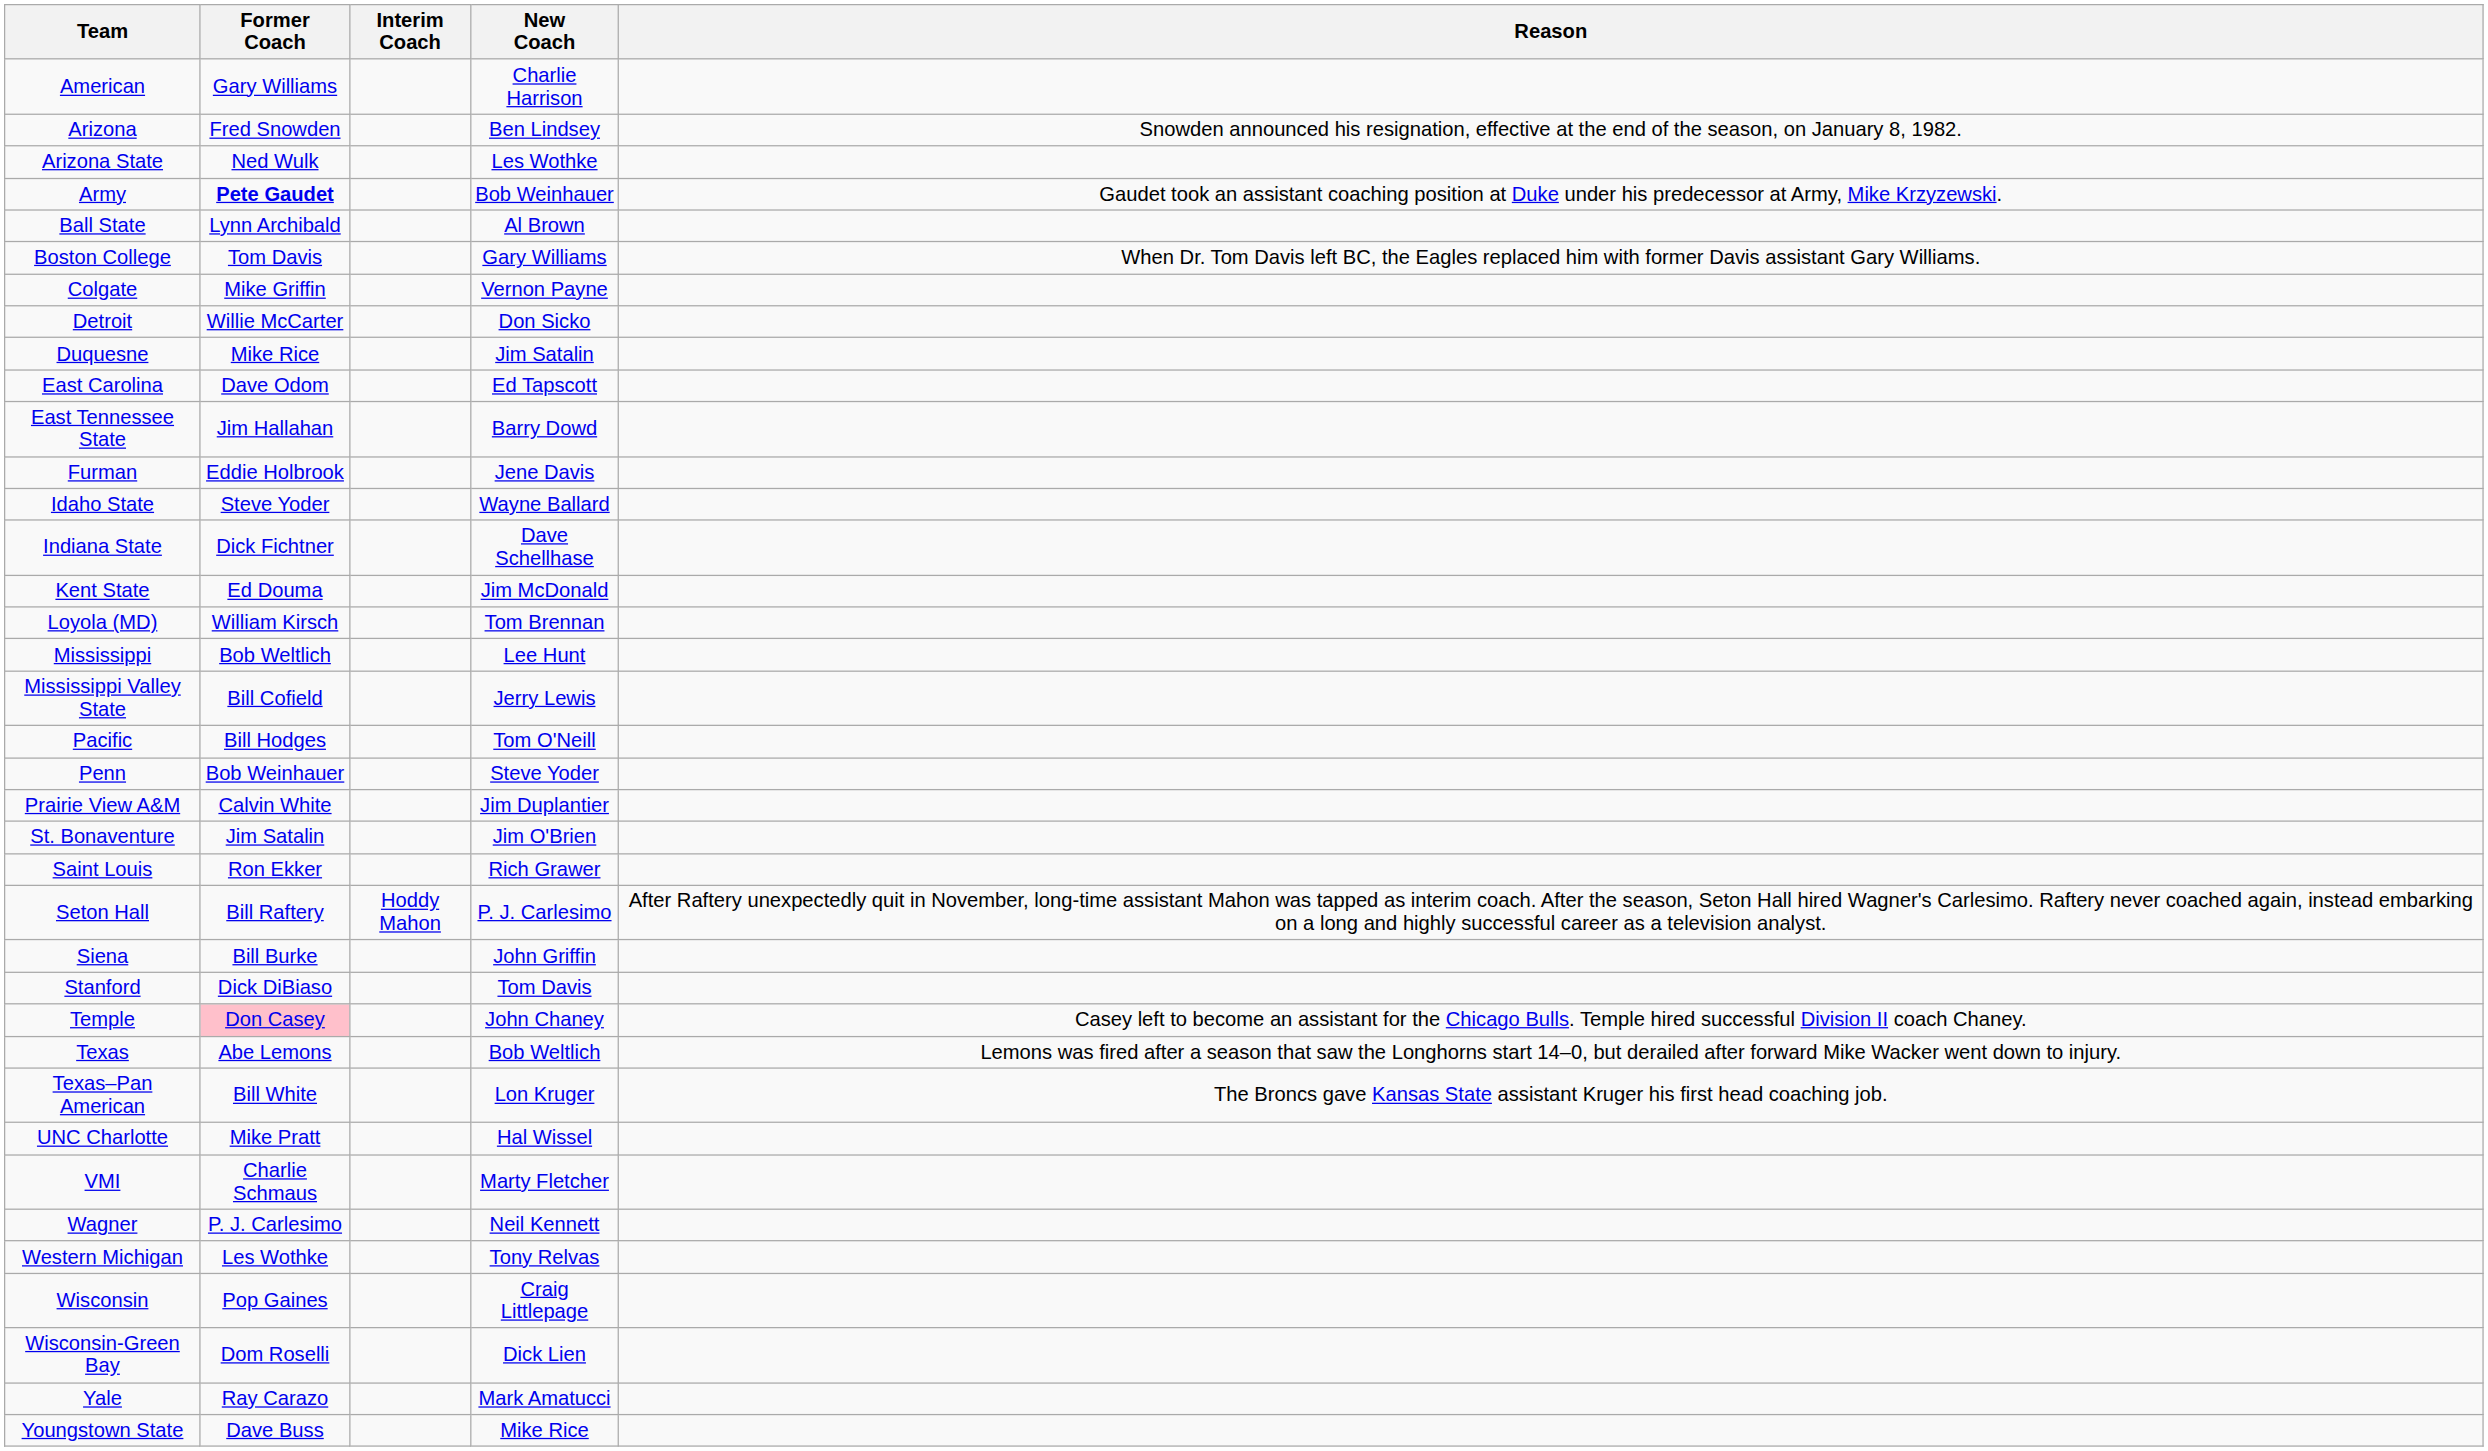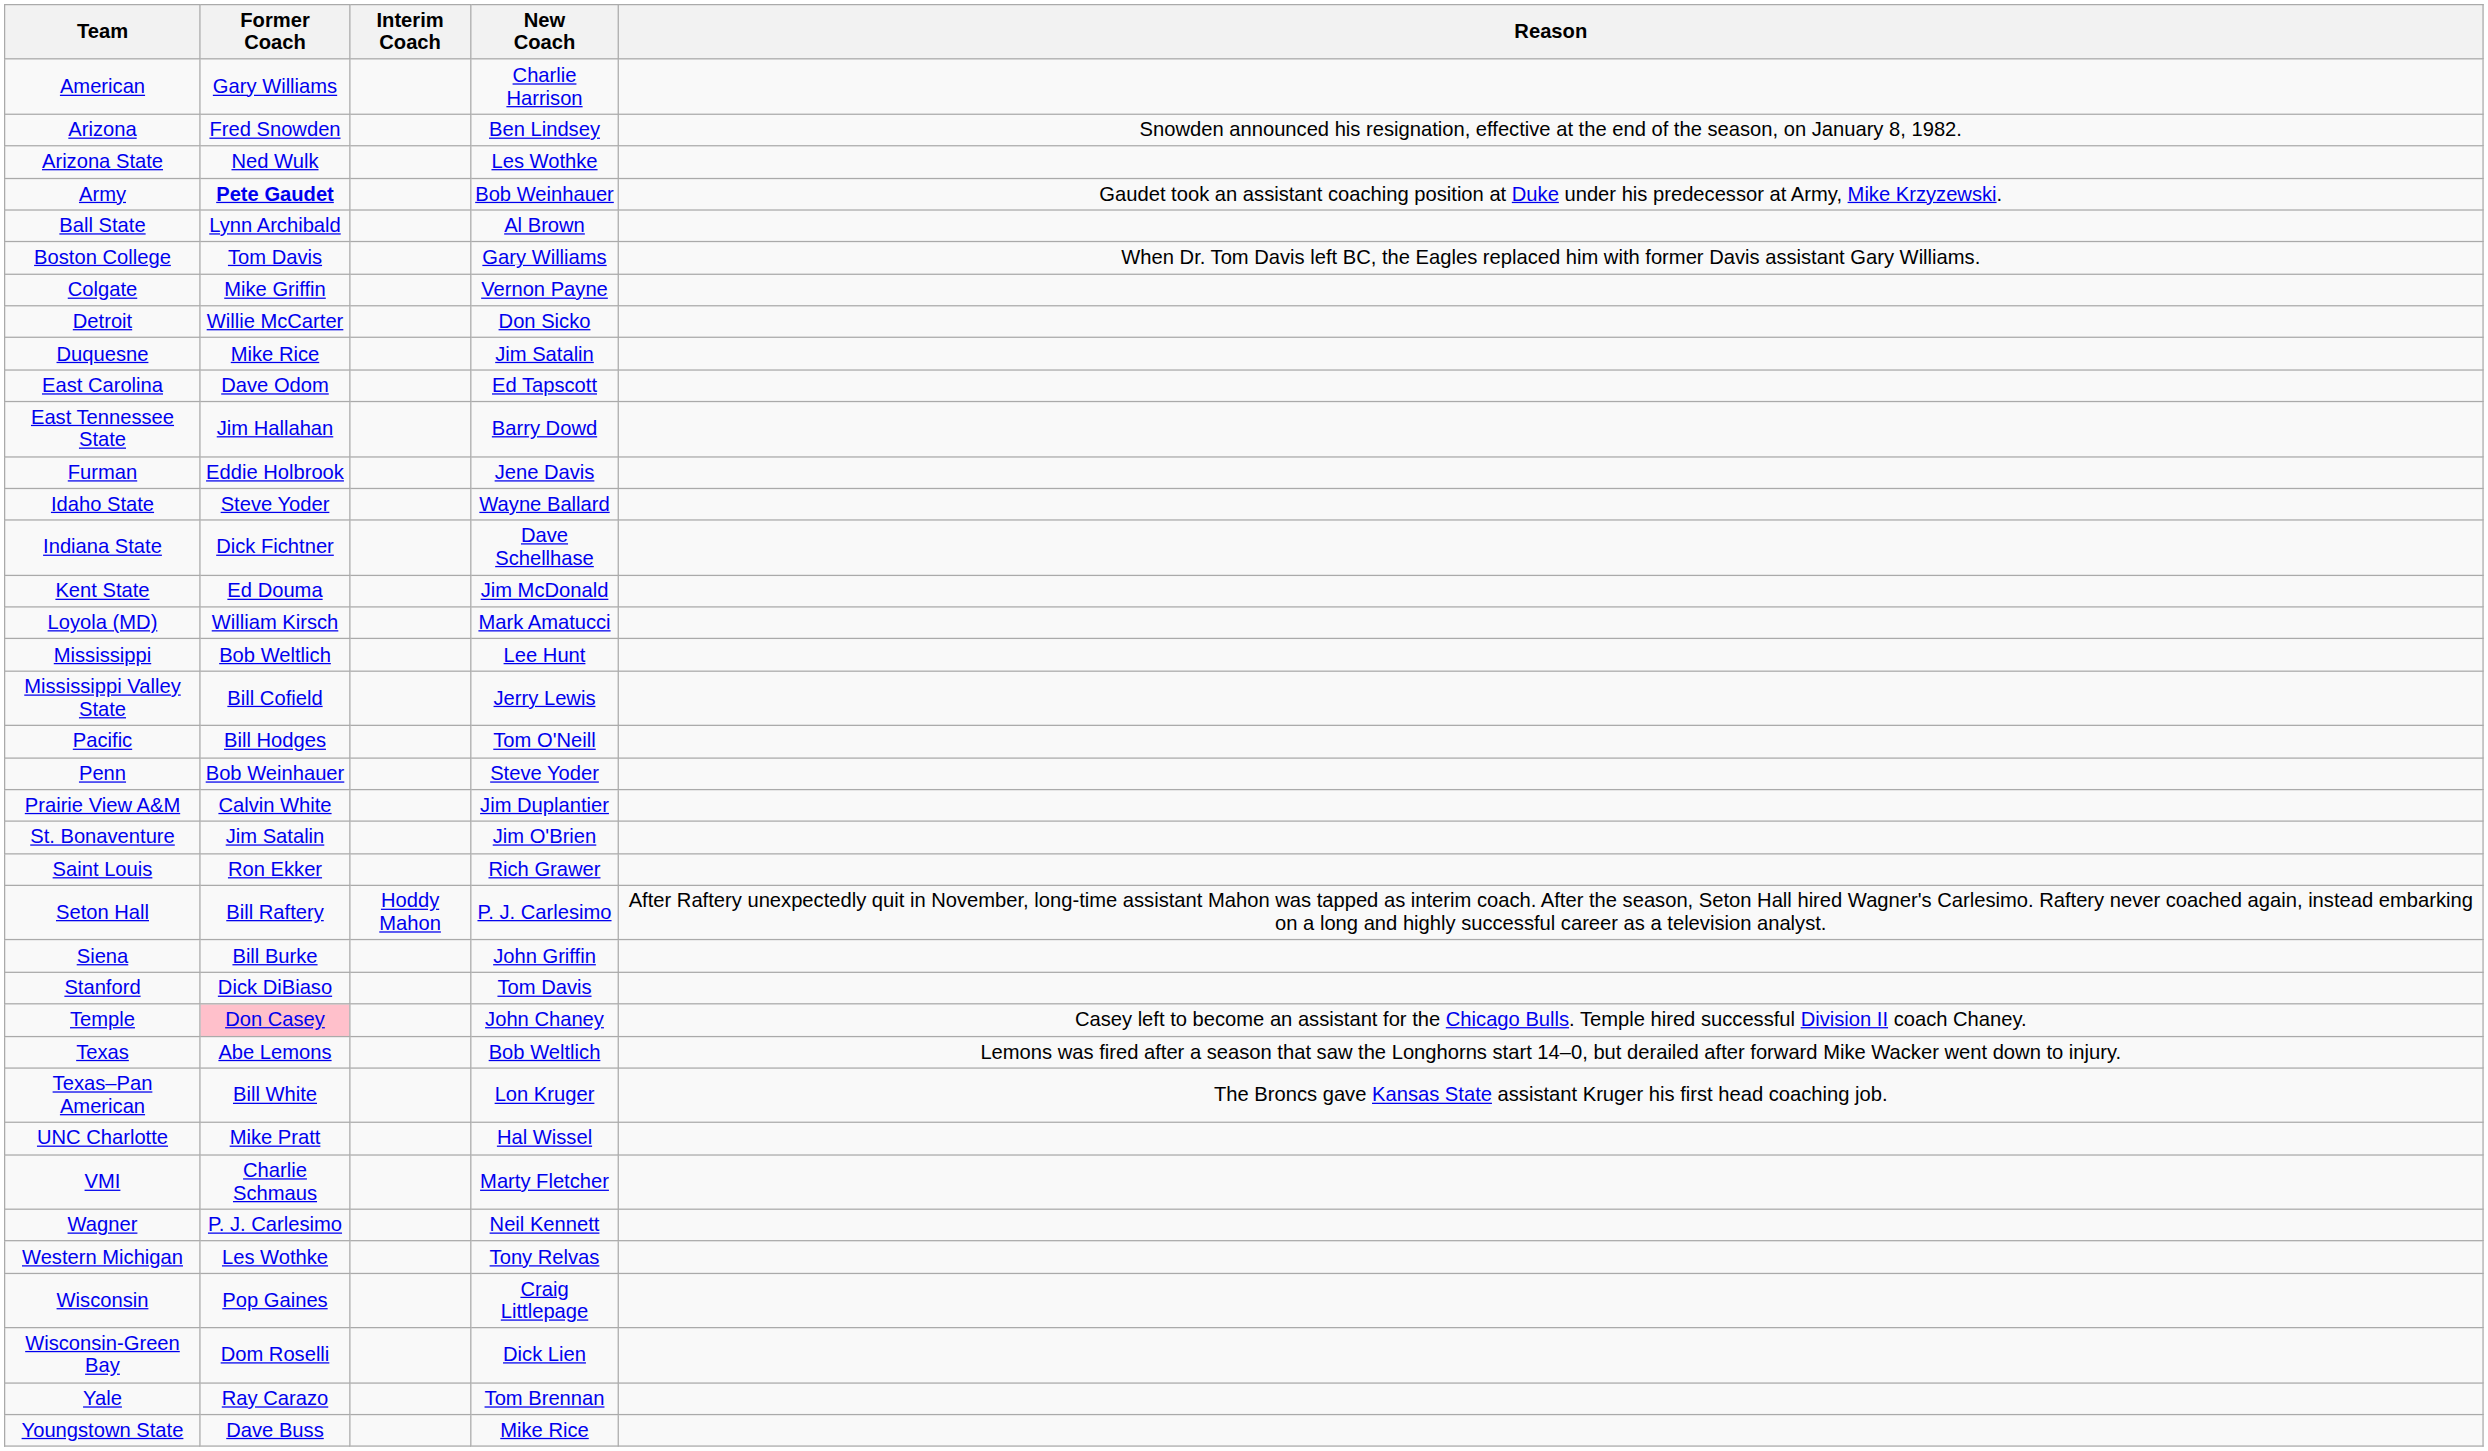(545, 622) Tom Brennan -> (545, 622) Mark Amatucci
(545, 1398) Mark Amatucci -> (545, 1398) Tom Brennan
